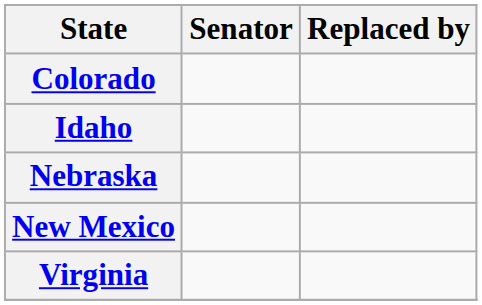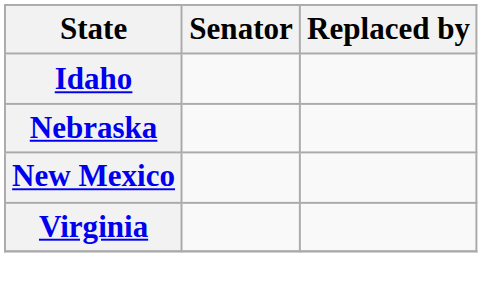- row: (94, 78)
